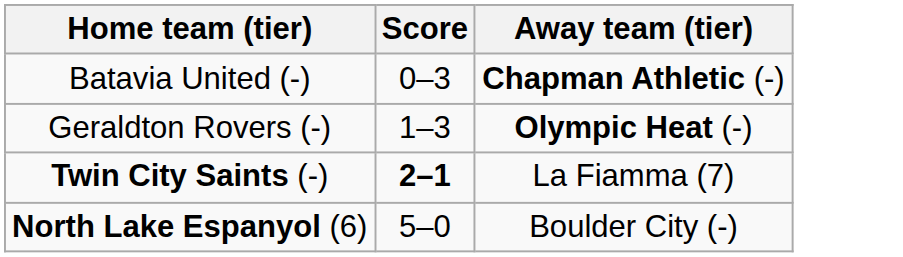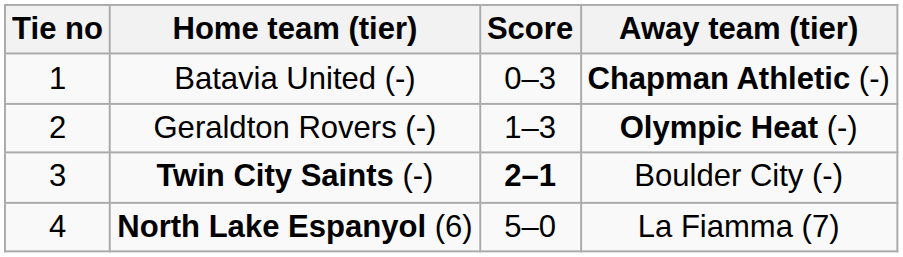+ column: (58, 29)
(633, 176) La Fiamma (7) -> (739, 176) Boulder City (-)
(634, 226) Boulder City (-) -> (739, 226) La Fiamma (7)
